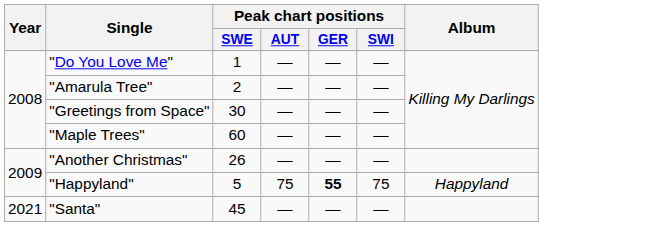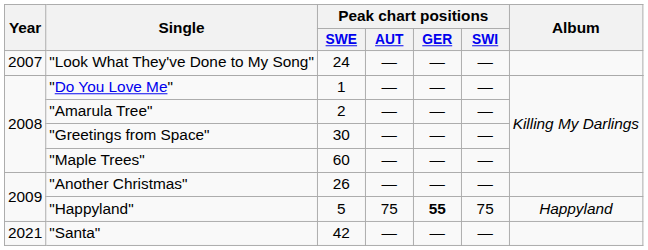+ row: (182, 62)
(237, 209) 45 -> (341, 233) 42
